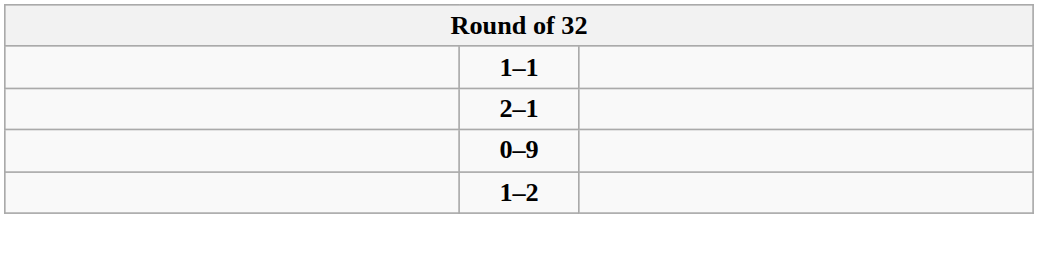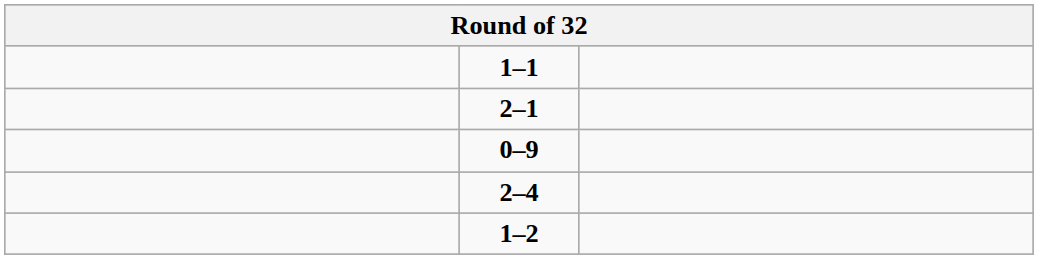+ row: (519, 191)
